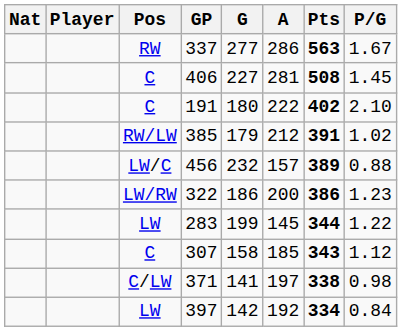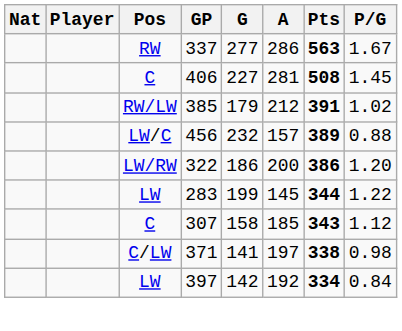- row: (201, 107)
(370, 195) 1.23 -> (370, 166) 1.20
